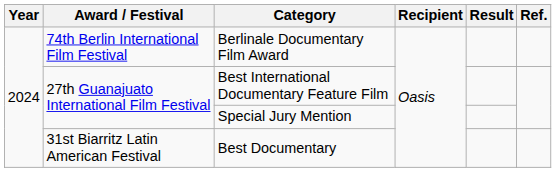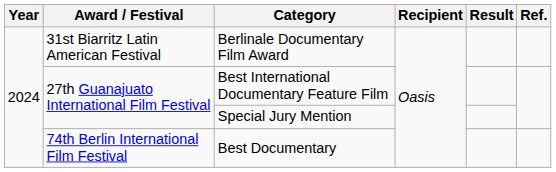(122, 46) 74th Berlin International Film Festival -> (104, 46) 31st Biarritz Latin American Festival
(104, 147) 31st Biarritz Latin American Festival -> (122, 147) 74th Berlin International Film Festival
